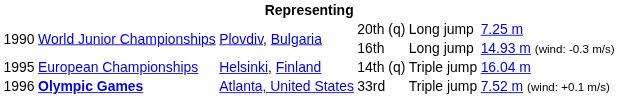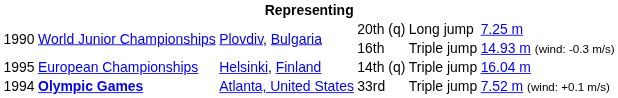(441, 48) Long jump -> (443, 48) Triple jump
(19, 87) 1996 -> (19, 87) 1994
